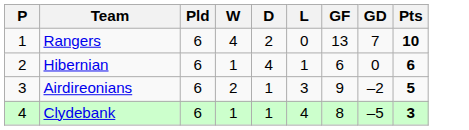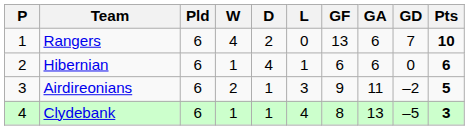+ column: (375, 16)
